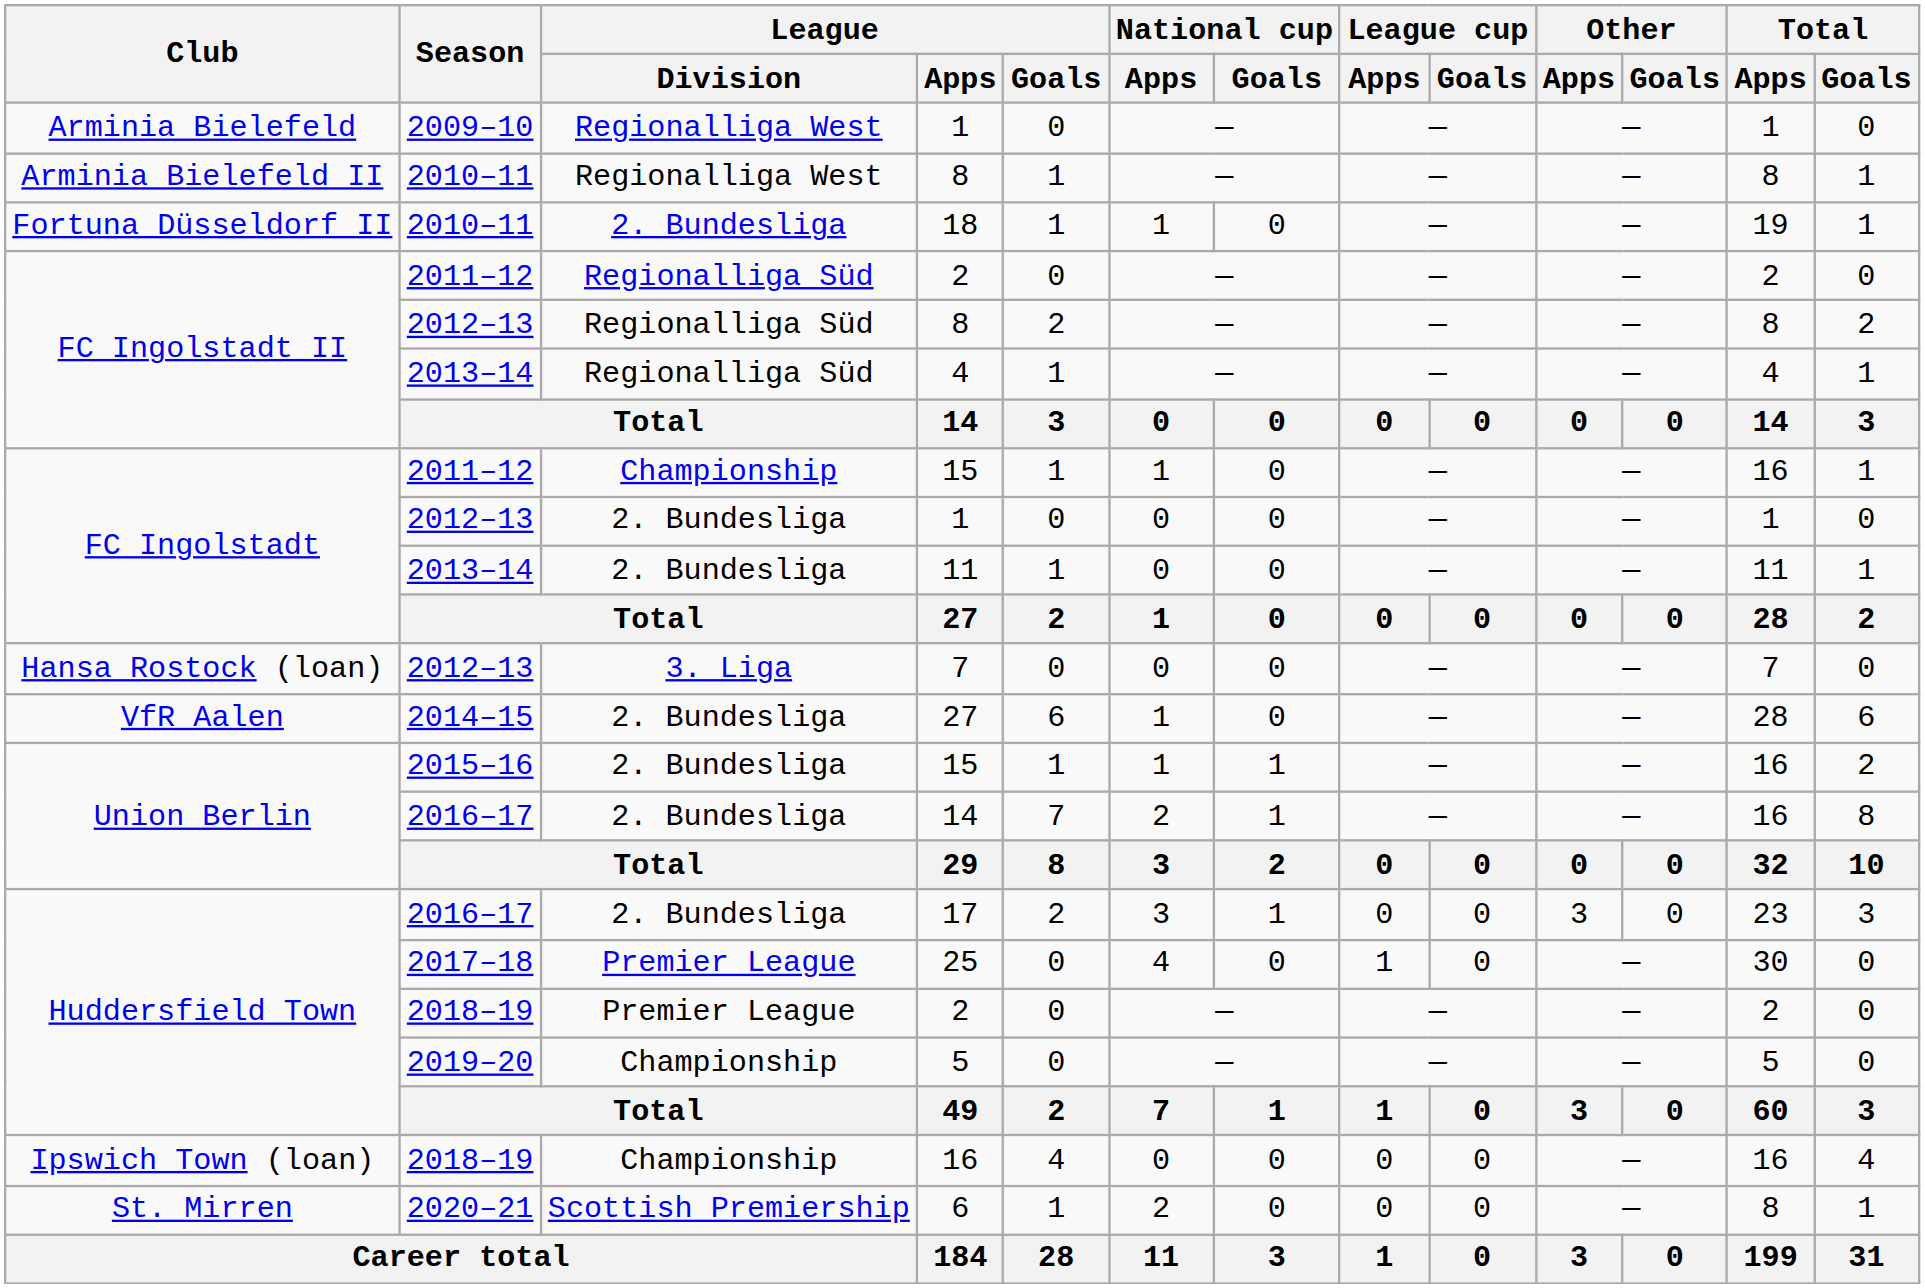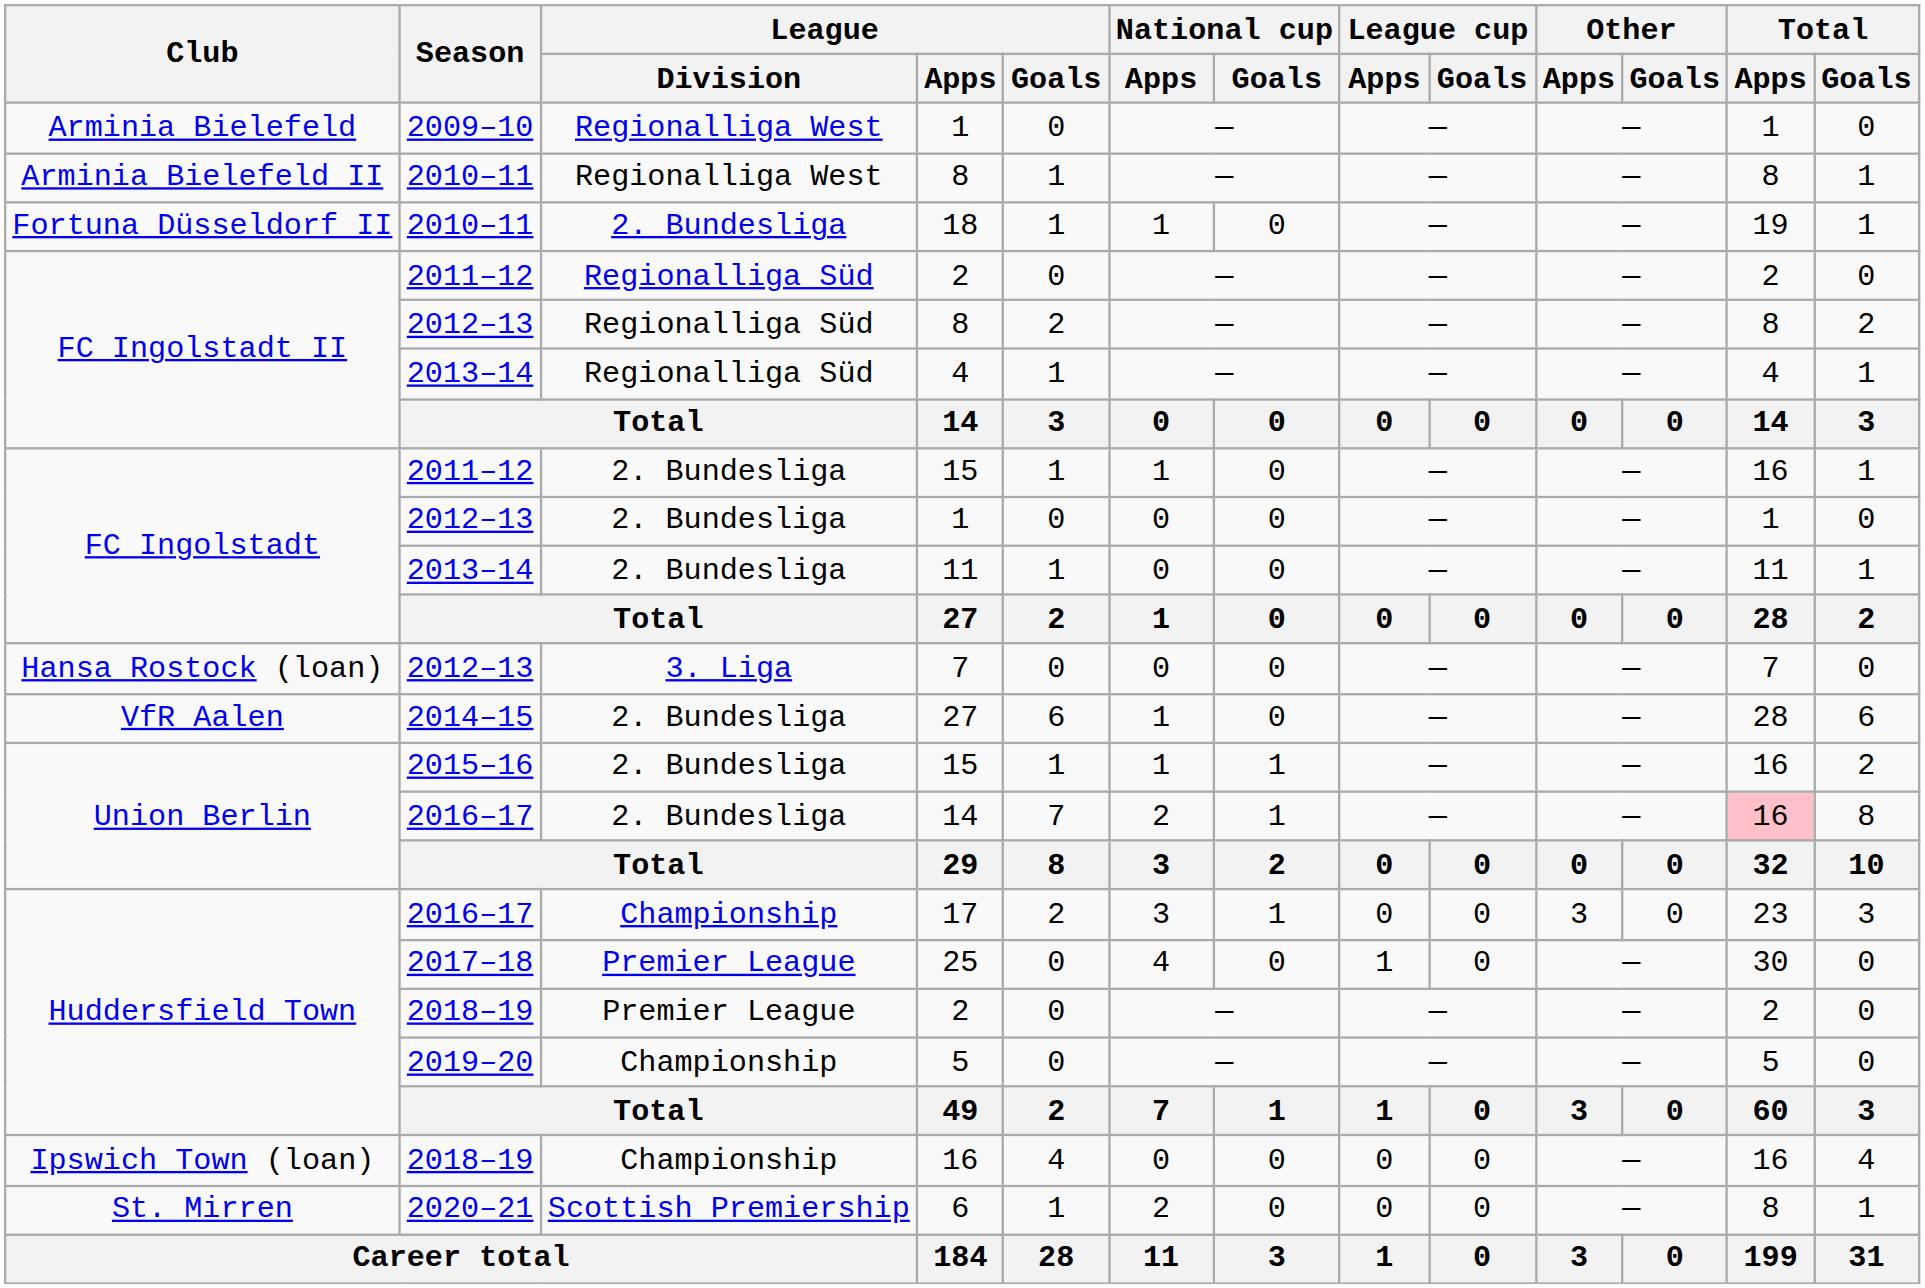(729, 472) Championship -> (729, 472) 2. Bundesliga
(1771, 816) no background -> (1771, 816) pink background
(729, 915) 2. Bundesliga -> (729, 915) Championship
